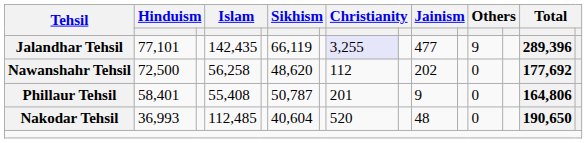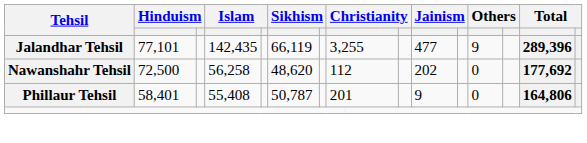(347, 47) lavender background -> (347, 47) no background
- row: (69, 118)
